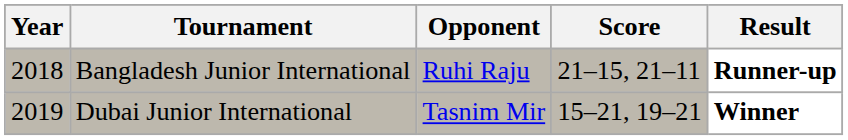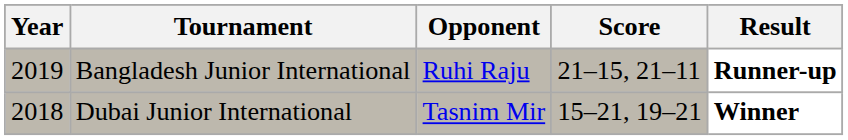(37, 69) 2018 -> (37, 69) 2019
(37, 112) 2019 -> (37, 112) 2018
